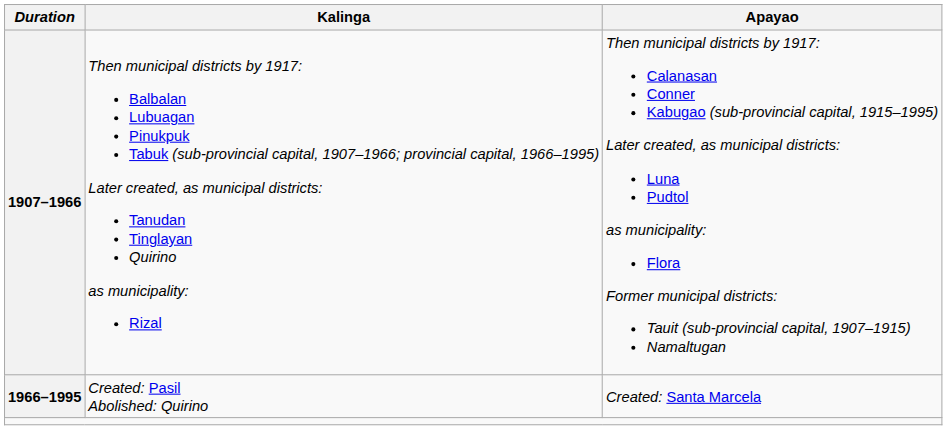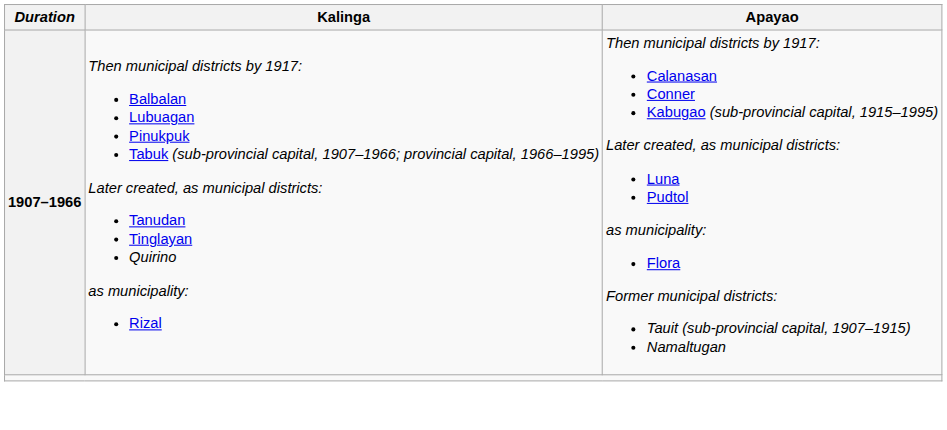- row: (148, 397)
